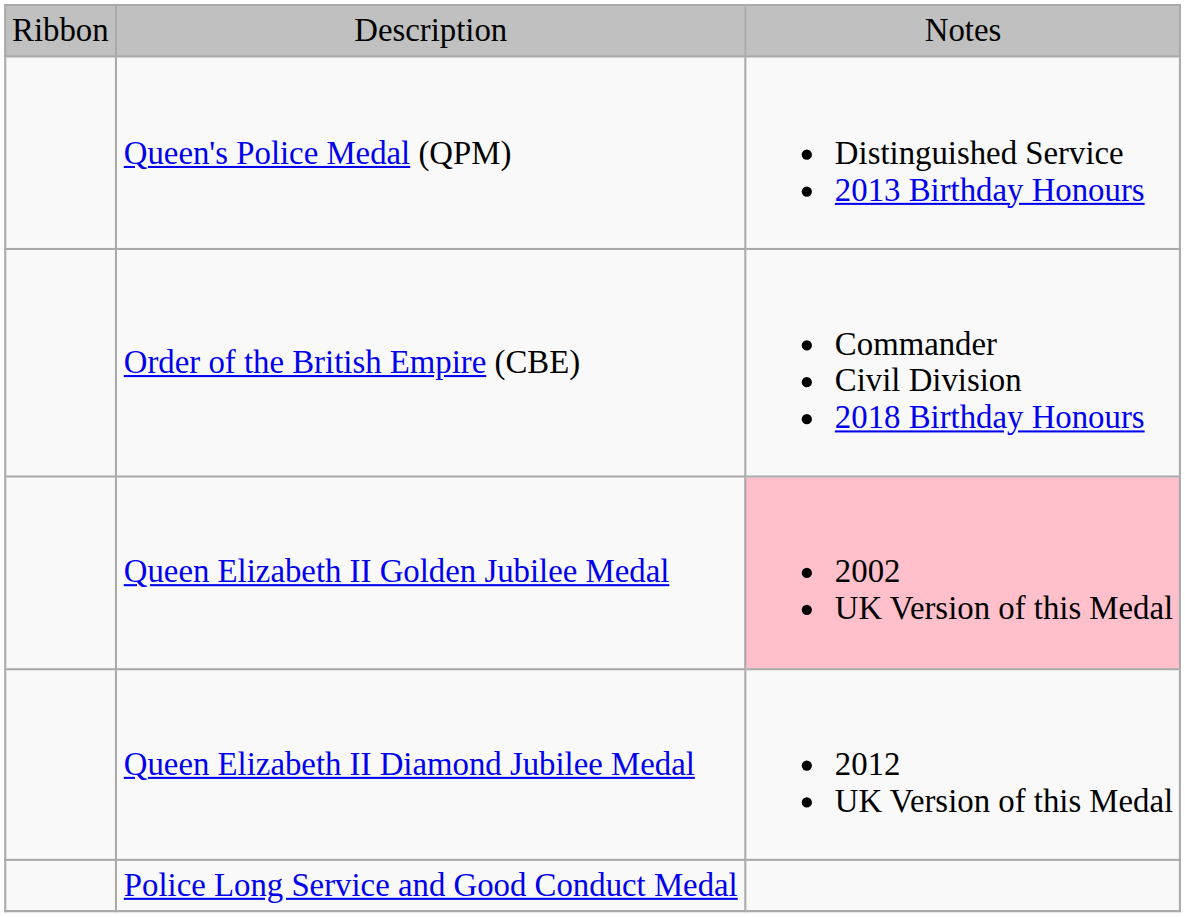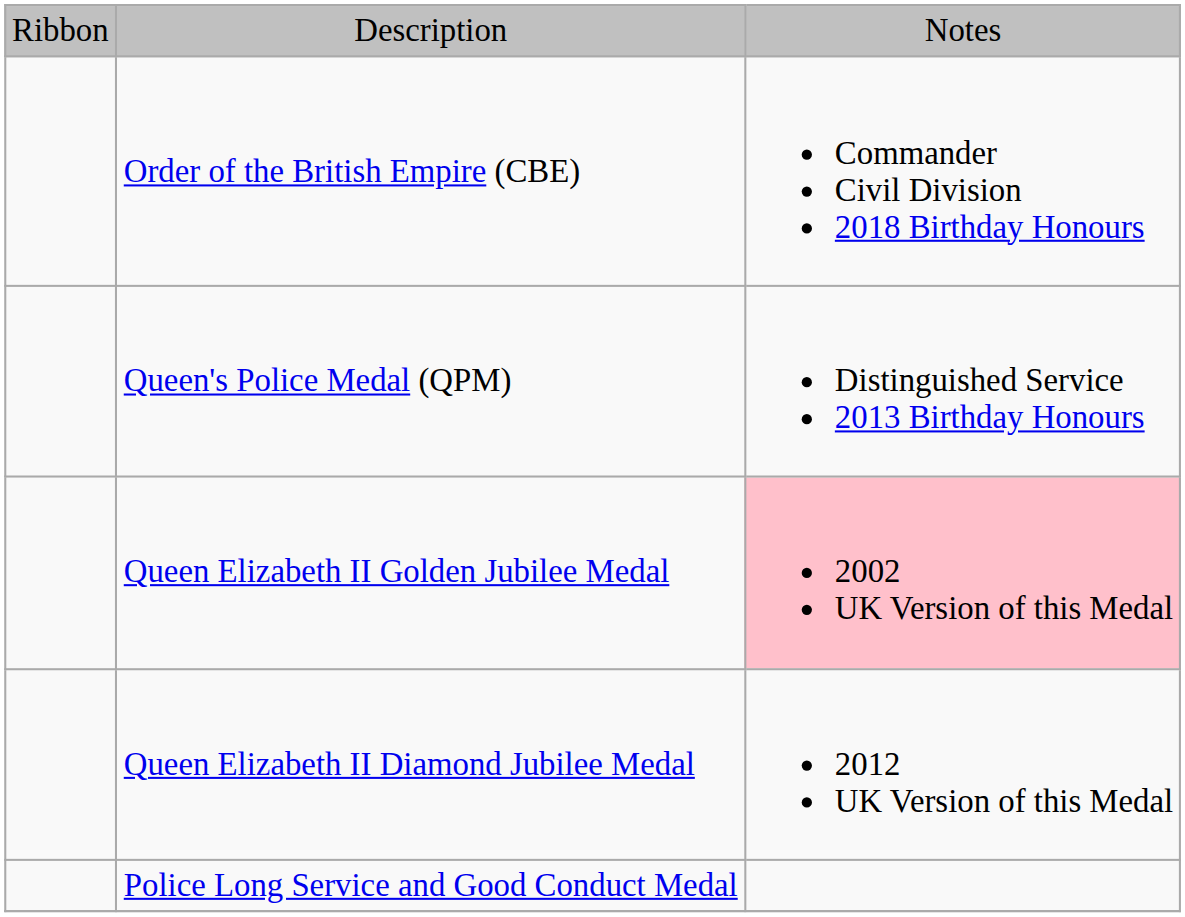rows swapped: (352, 362) <-> (318, 152)
